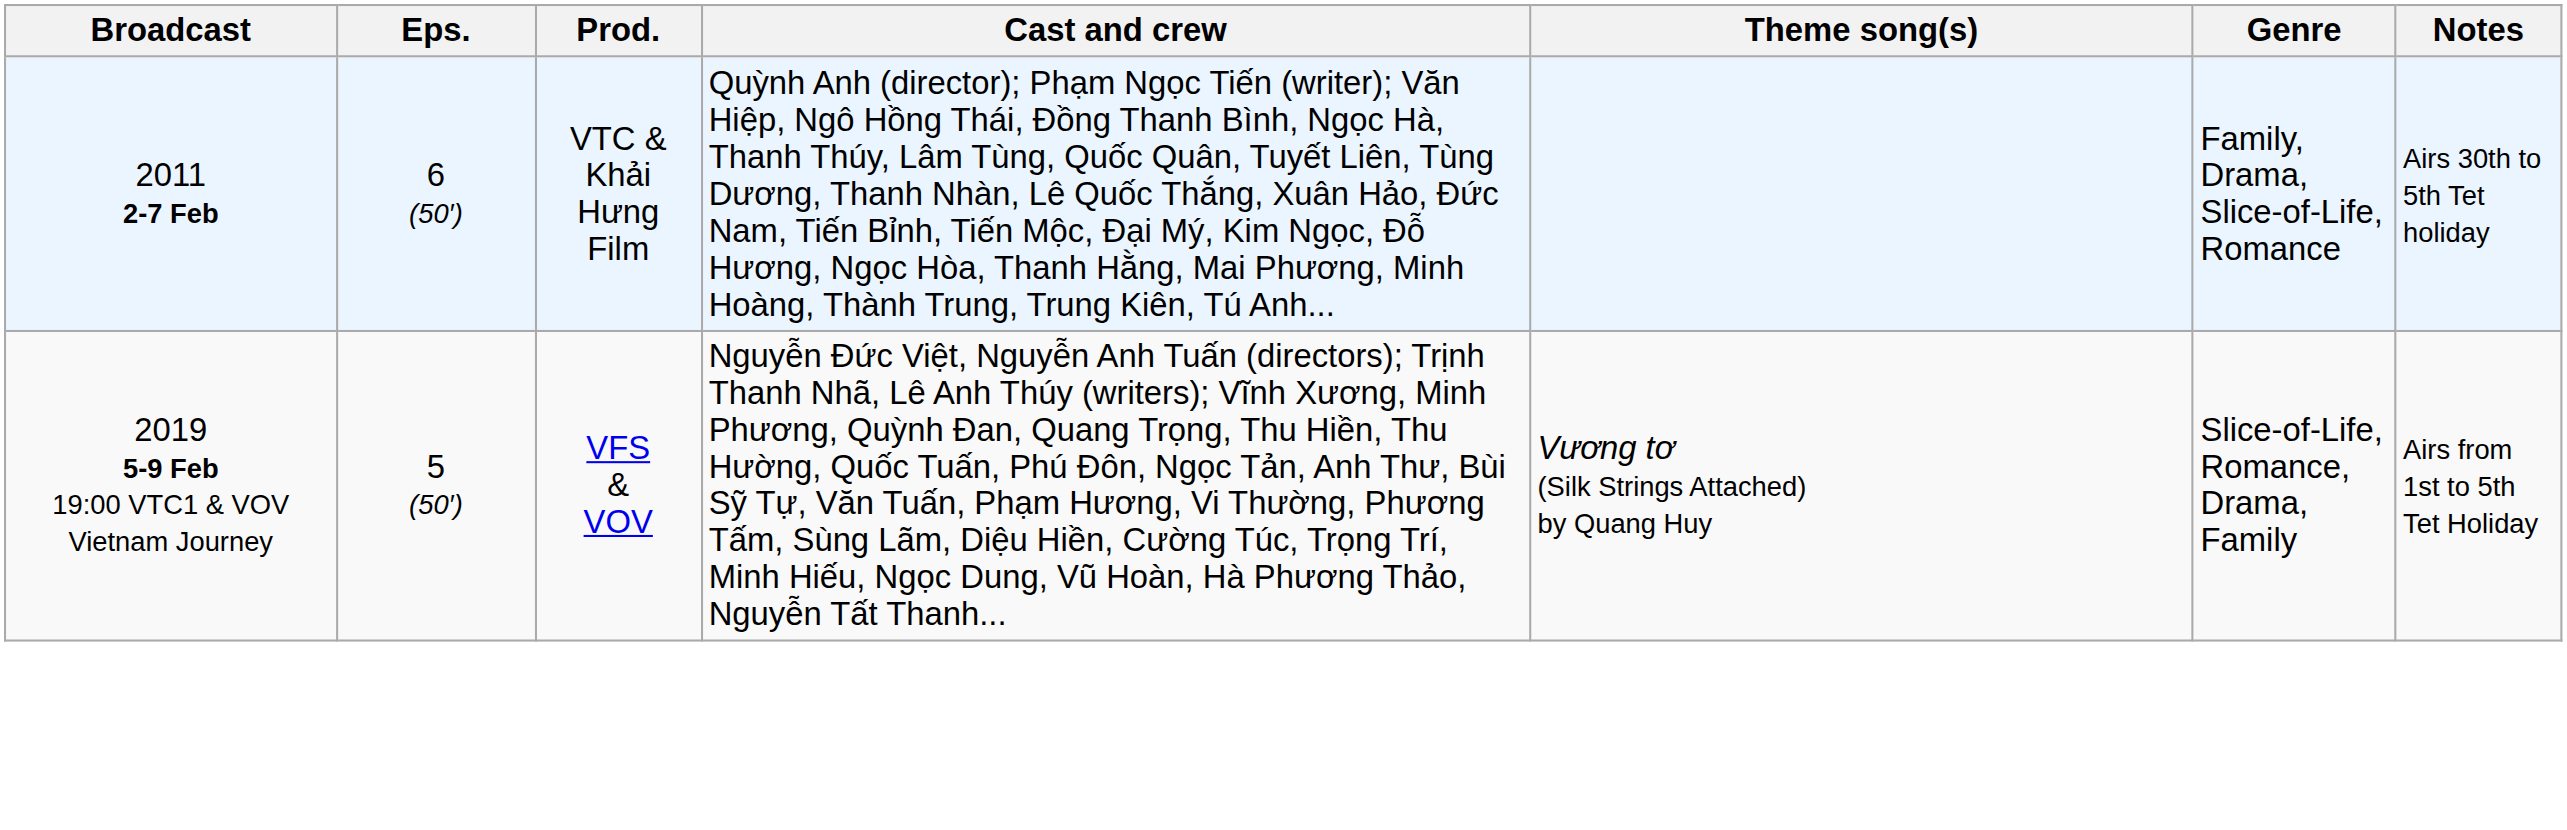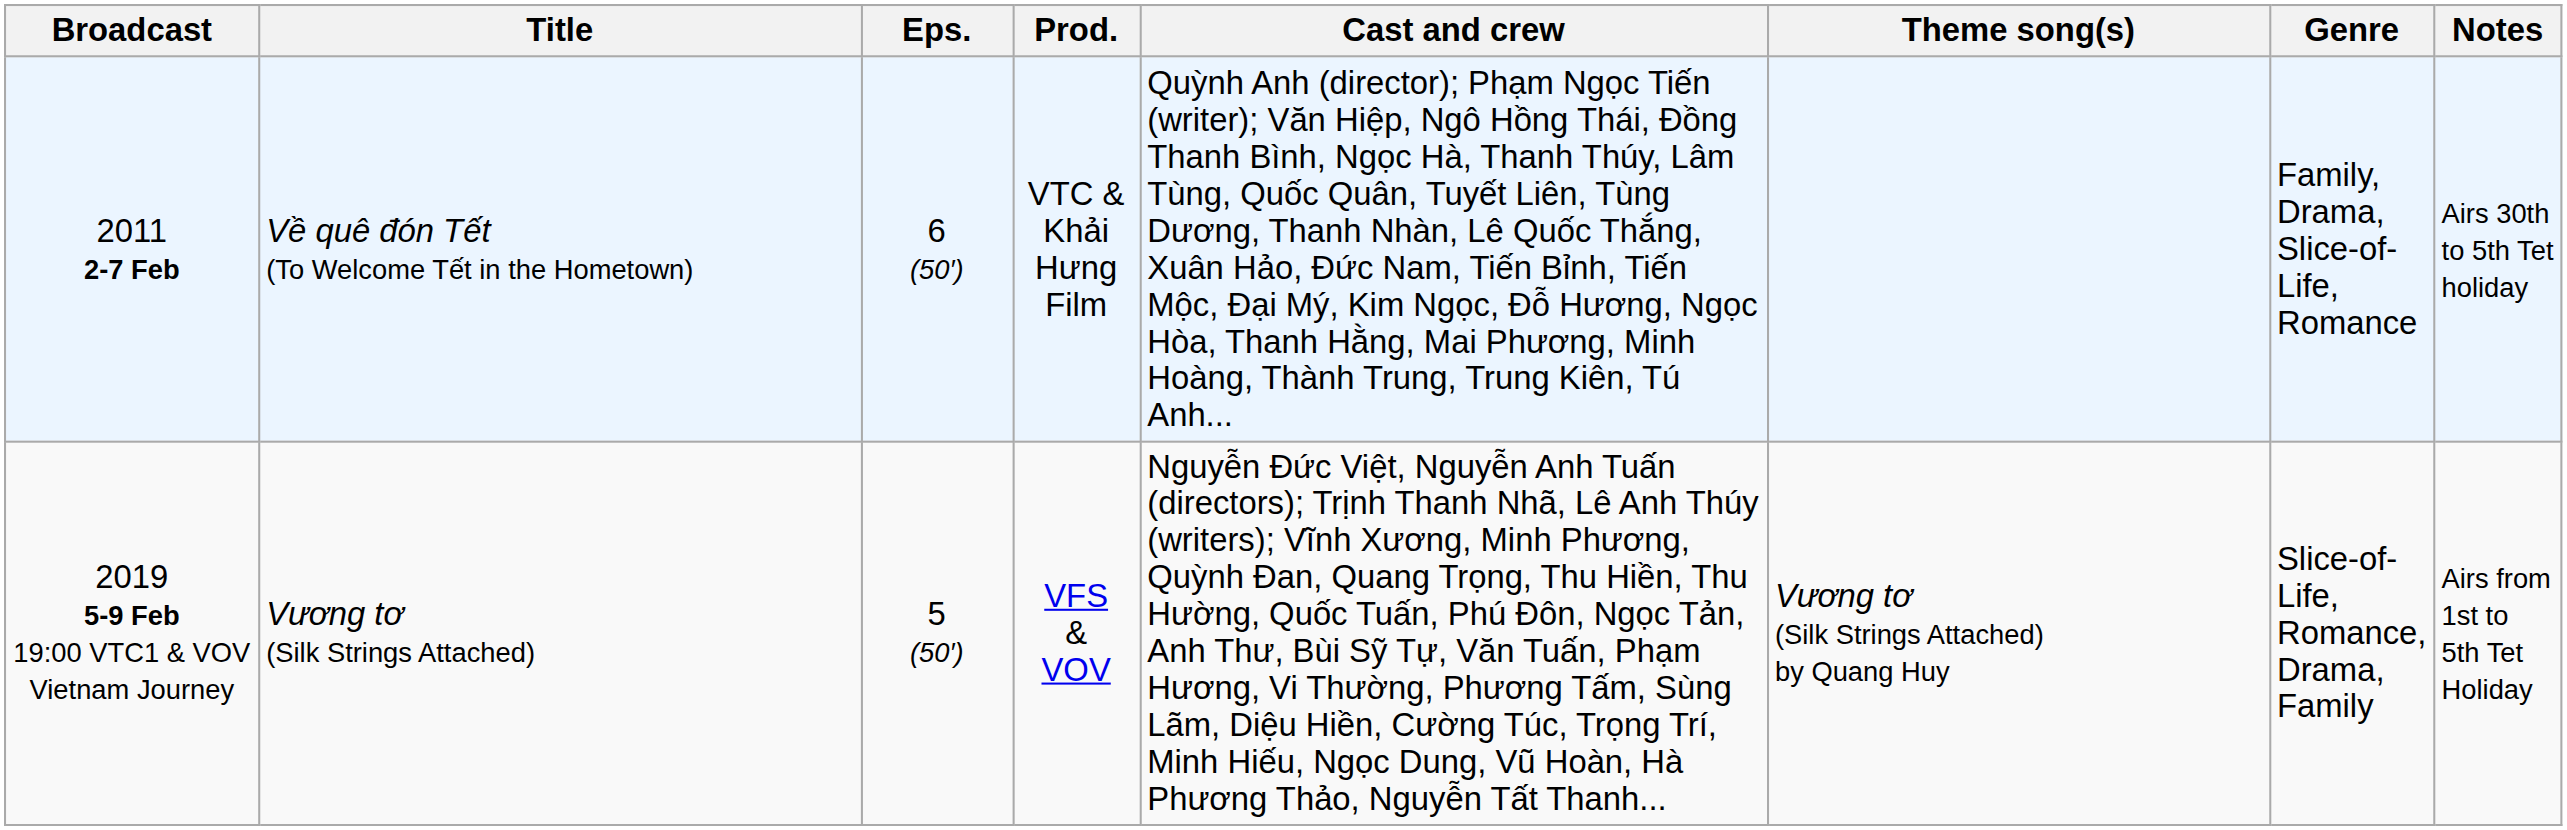+ column: (560, 30)
